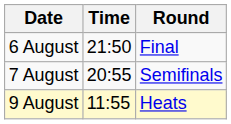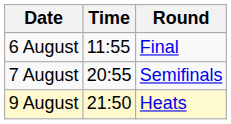(109, 47) 21:50 -> (108, 47) 11:55
(108, 103) 11:55 -> (109, 103) 21:50
